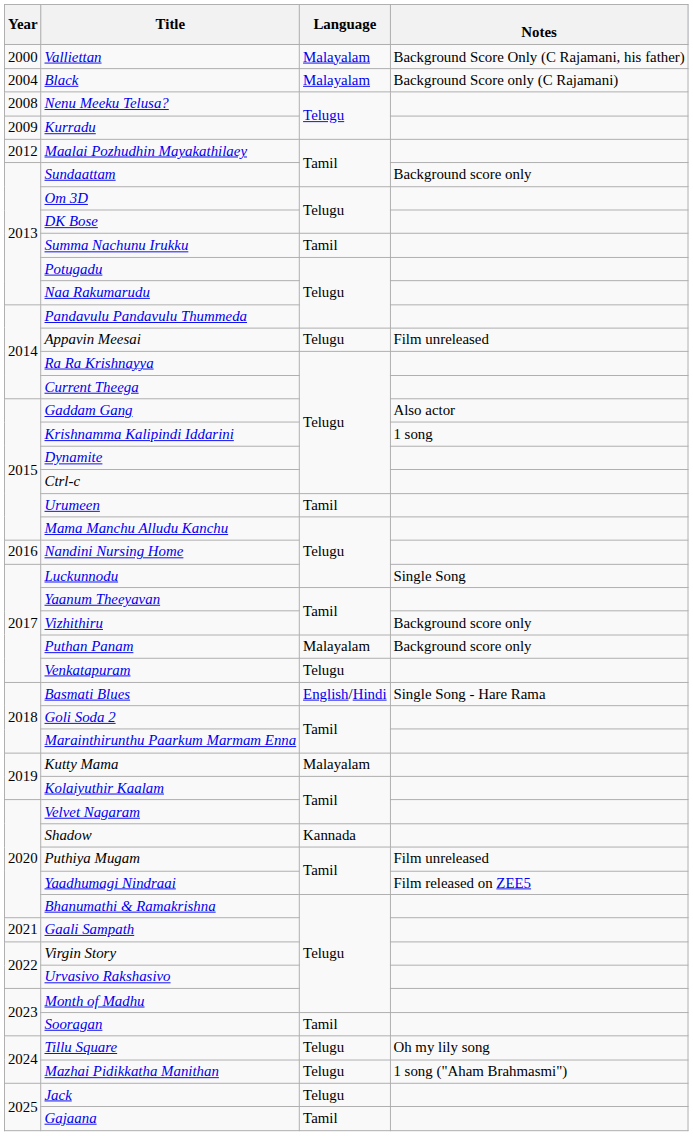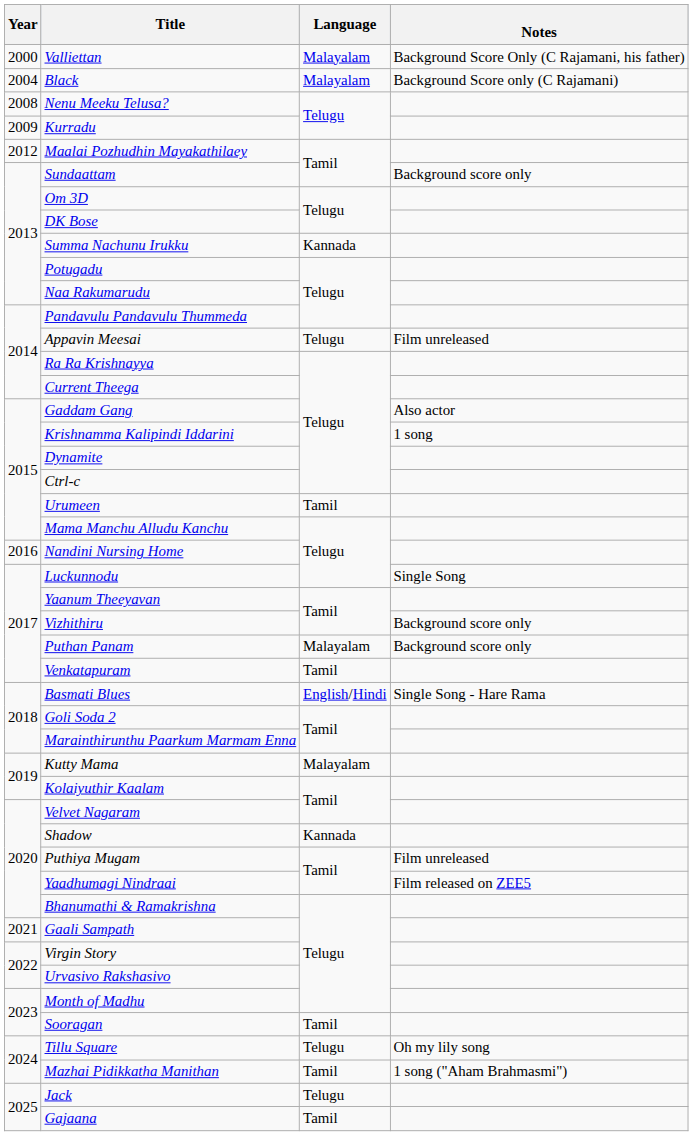(320, 245) Tamil -> (330, 245) Kannada
(324, 670) Telugu -> (320, 670) Tamil
(324, 1071) Telugu -> (320, 1071) Tamil
